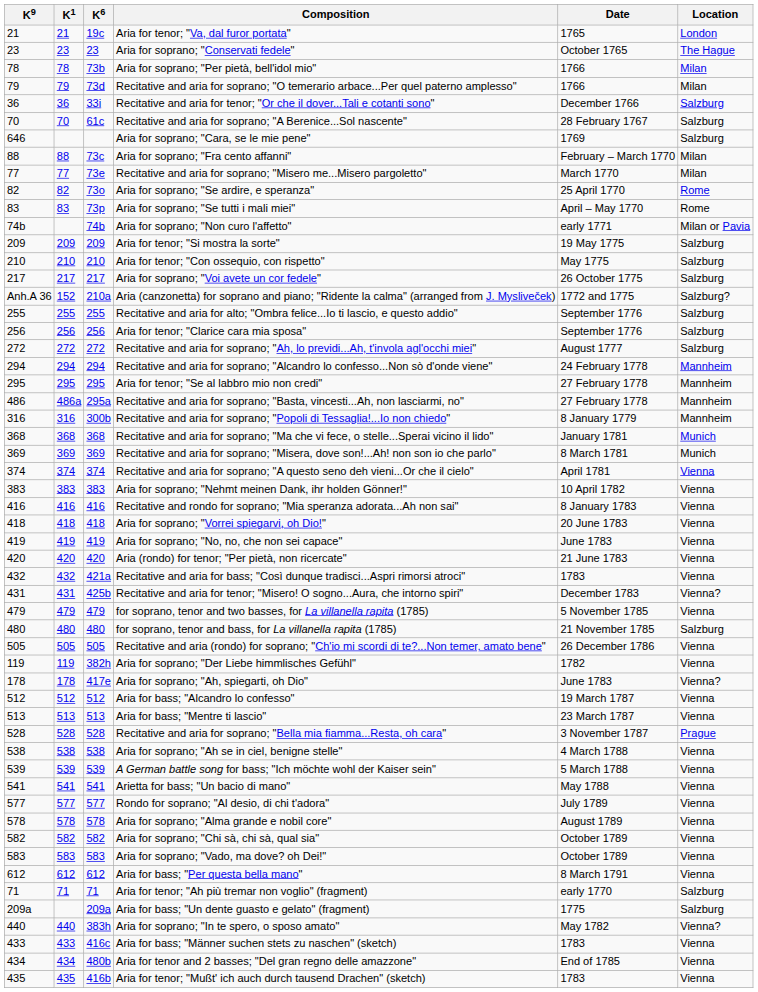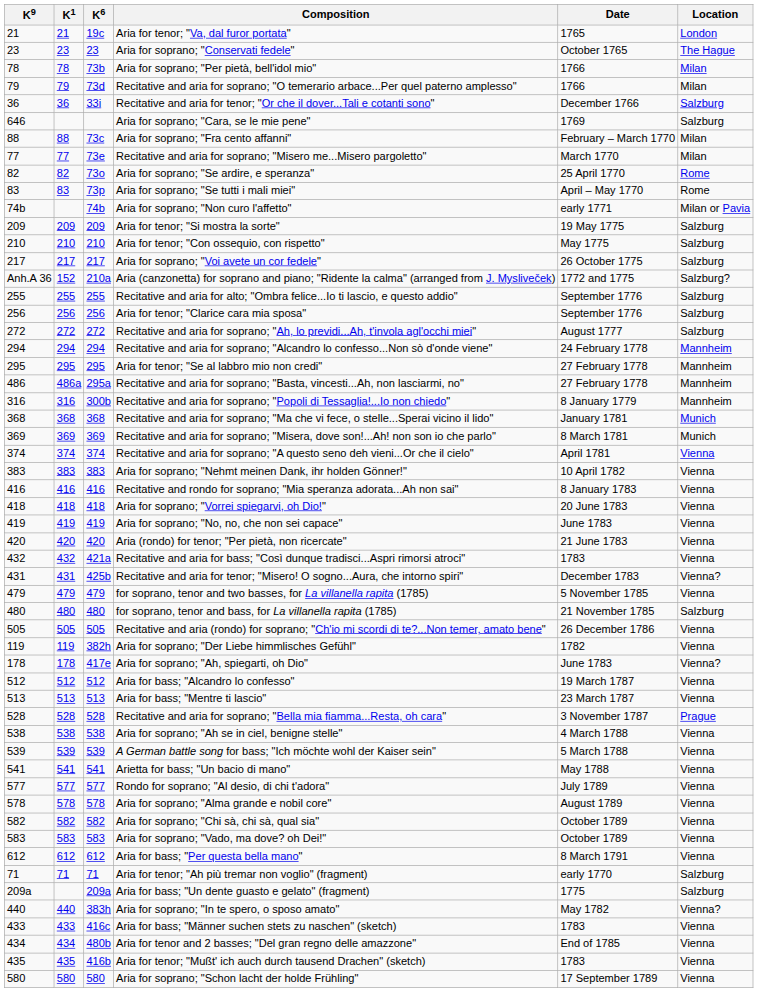- row: (261, 121)
+ row: (237, 979)
